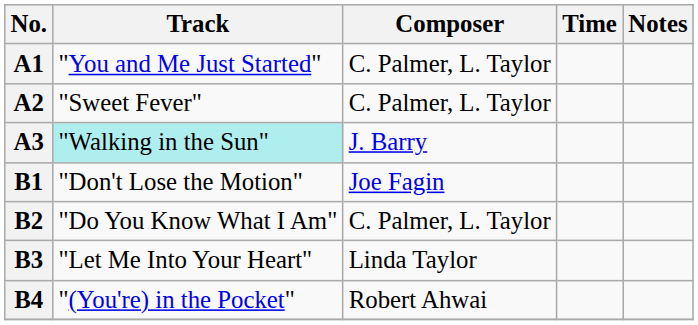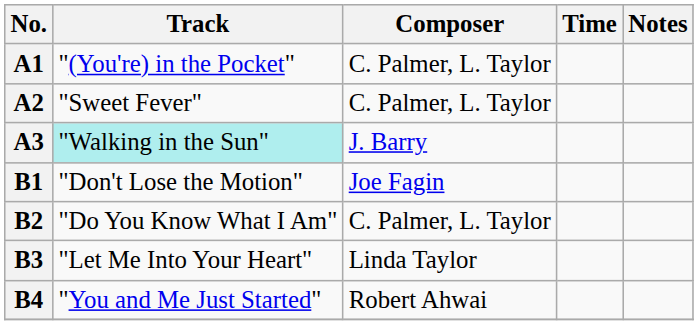(190, 63) "You and Me Just Started" -> (177, 63) "(You're) in the Pocket"
(177, 299) "(You're) in the Pocket" -> (190, 299) "You and Me Just Started"
